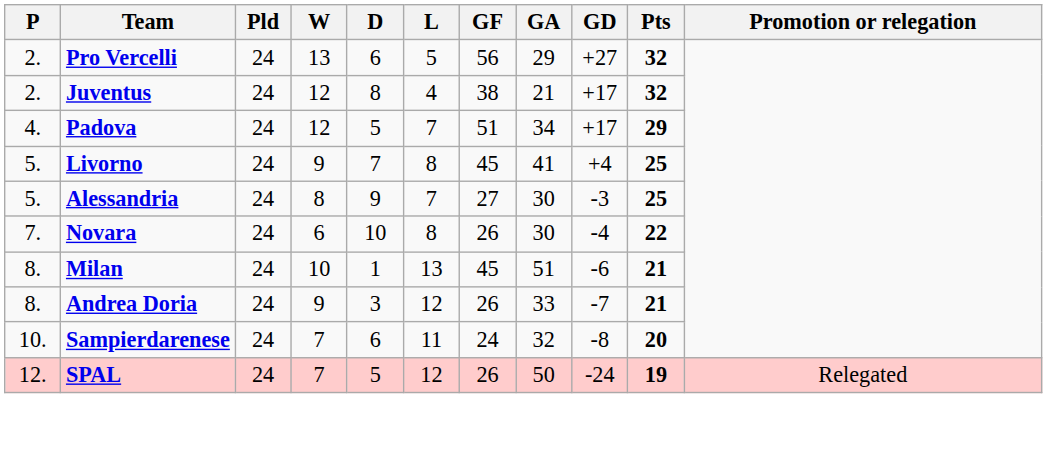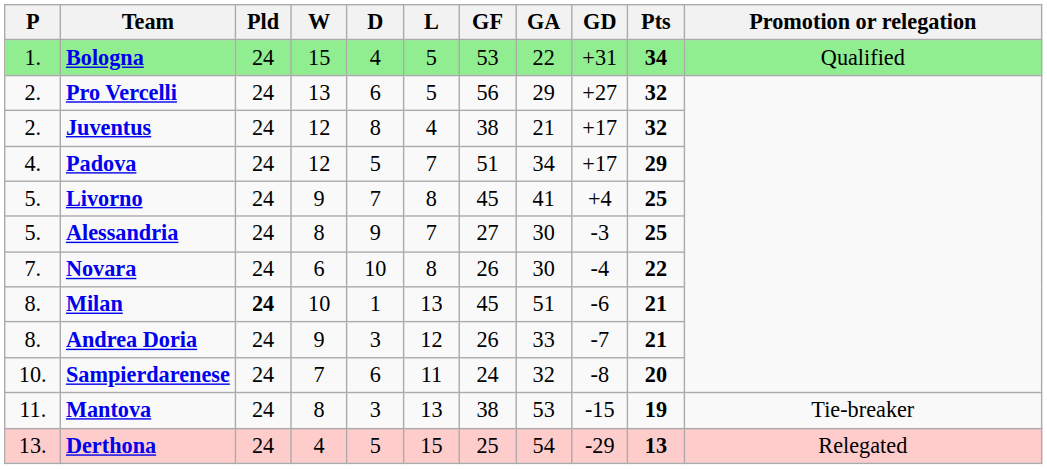+ row: (105, 57)
(263, 269) normal -> (263, 304) bold
+ row: (109, 410)
- row: (94, 374)
+ row: (111, 445)
